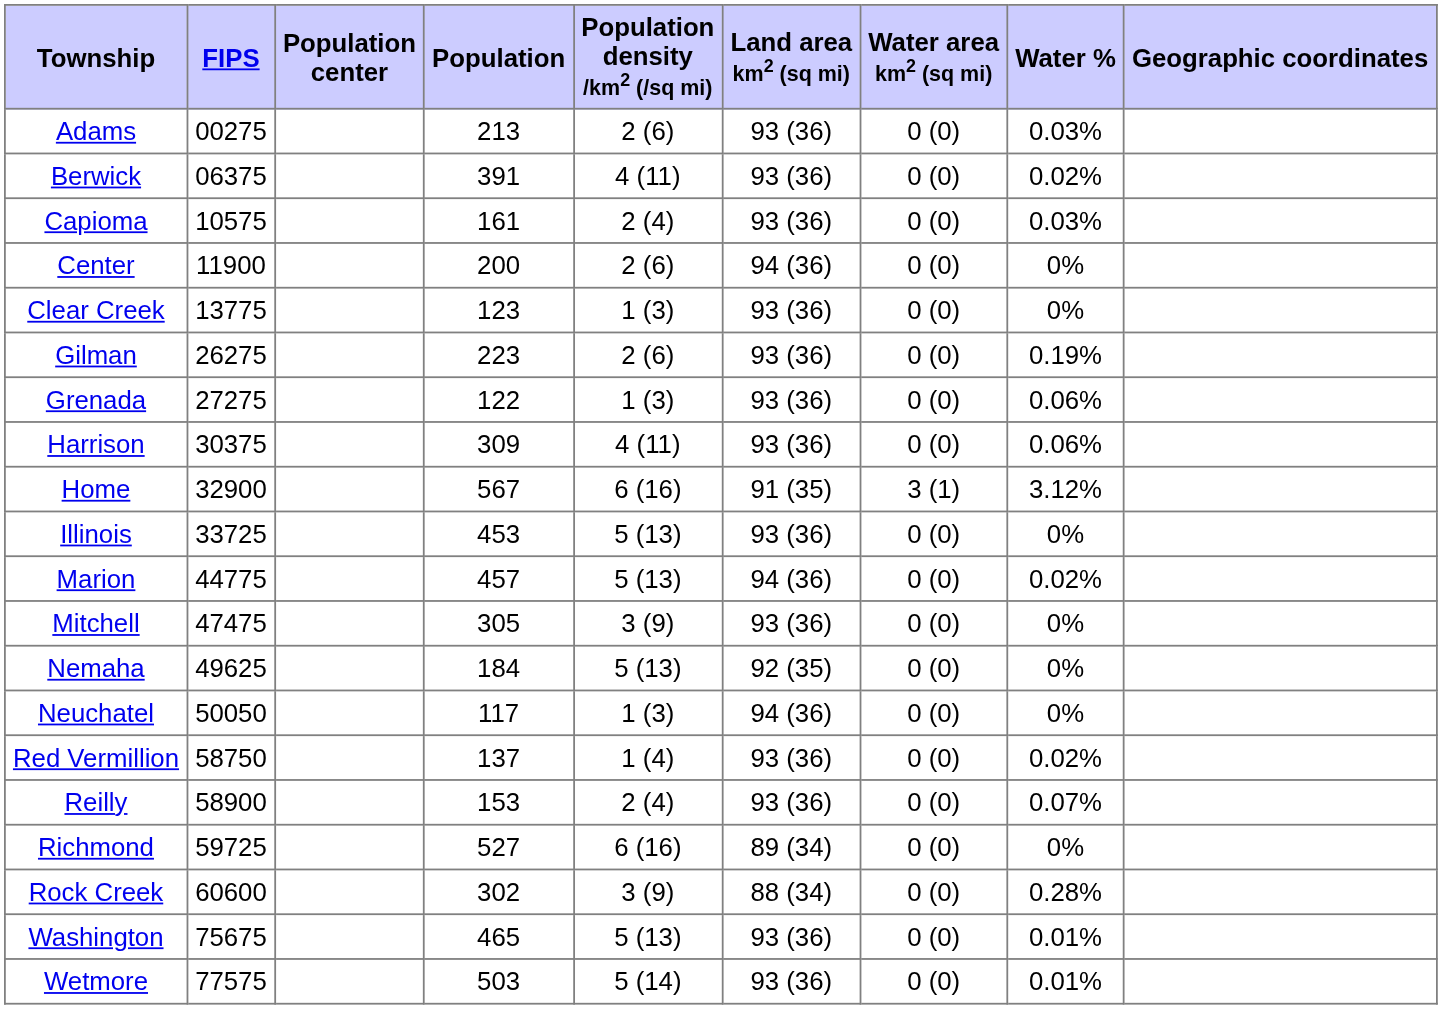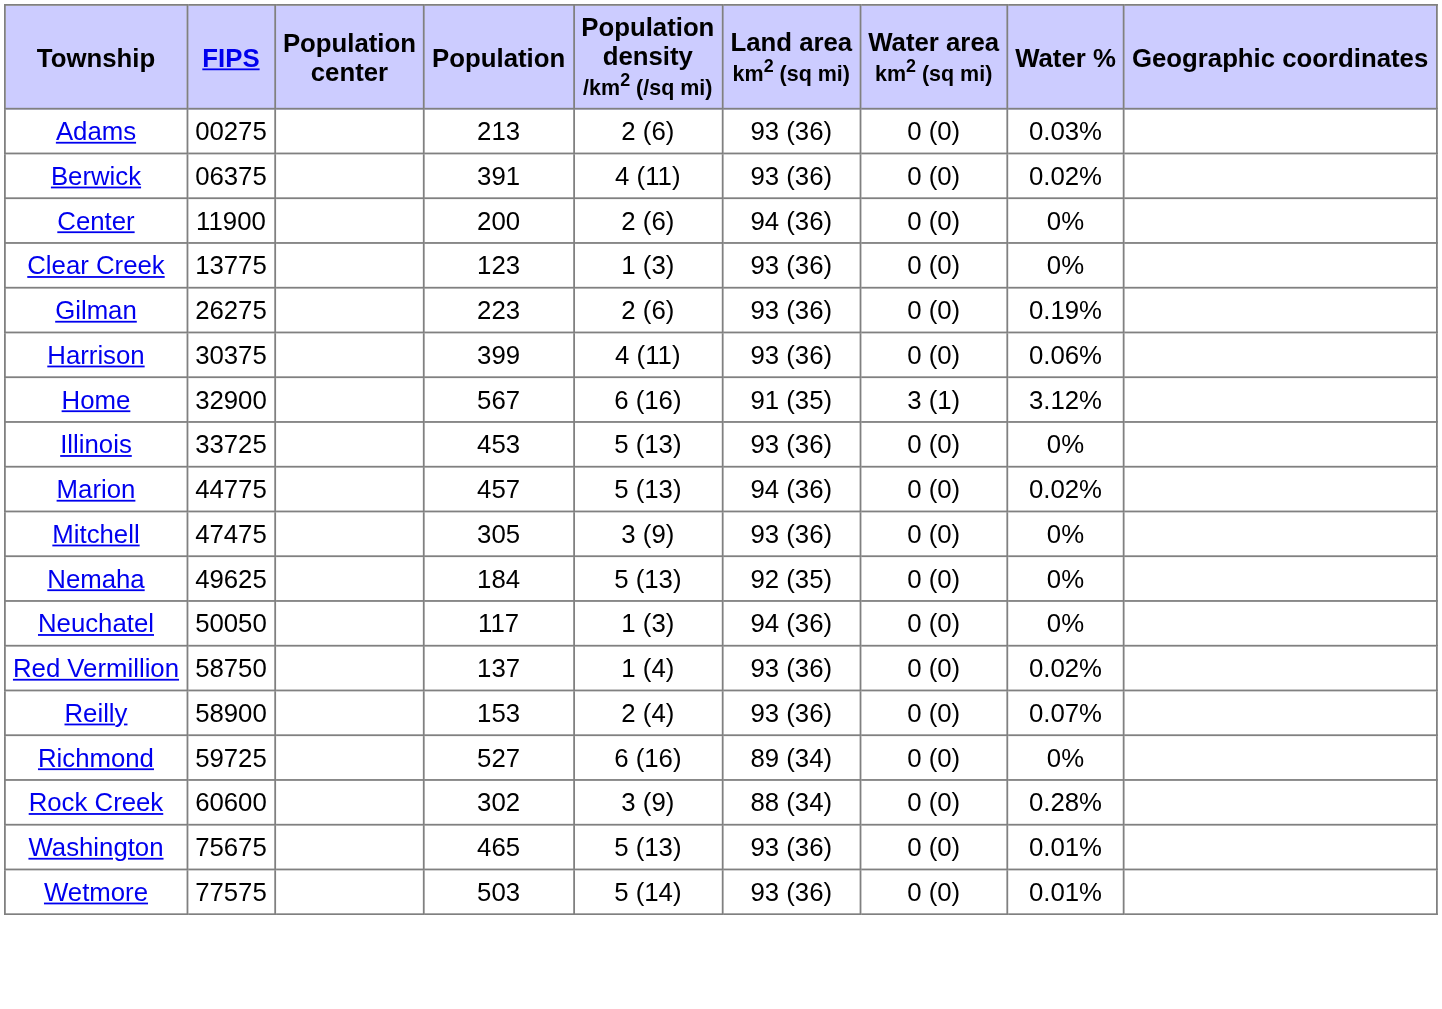- row: (96, 221)
- row: (96, 400)
(499, 444) 309 -> (499, 355) 399
